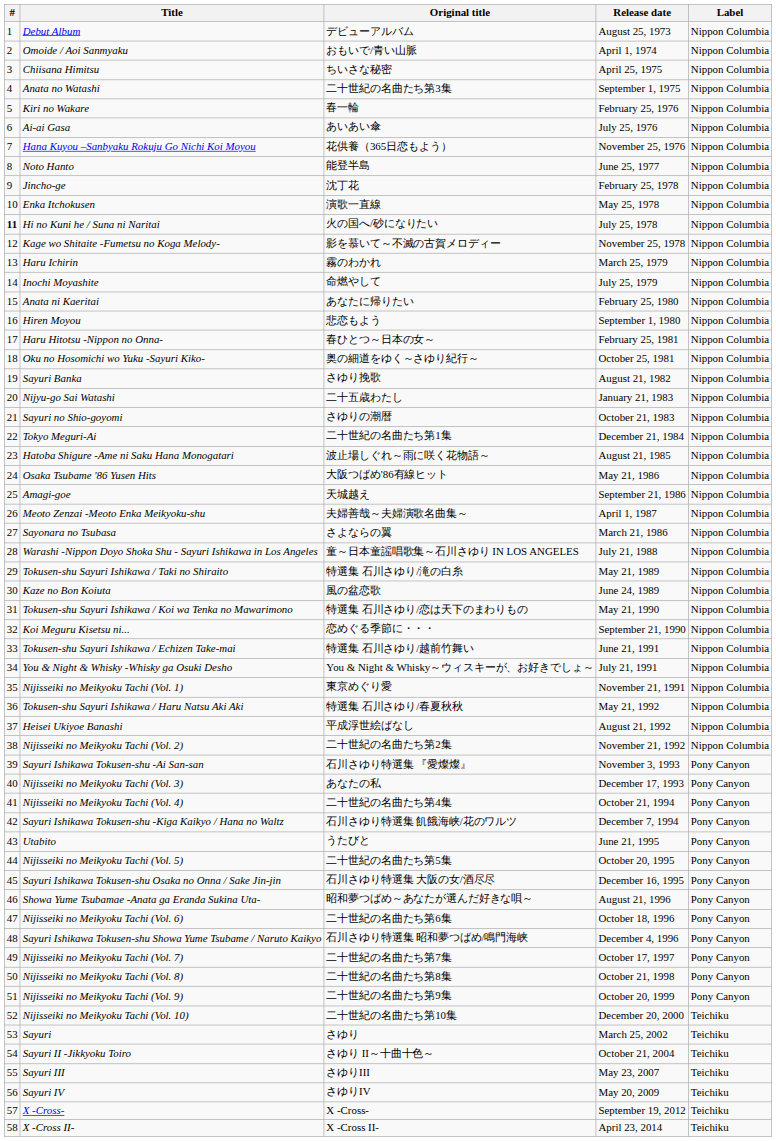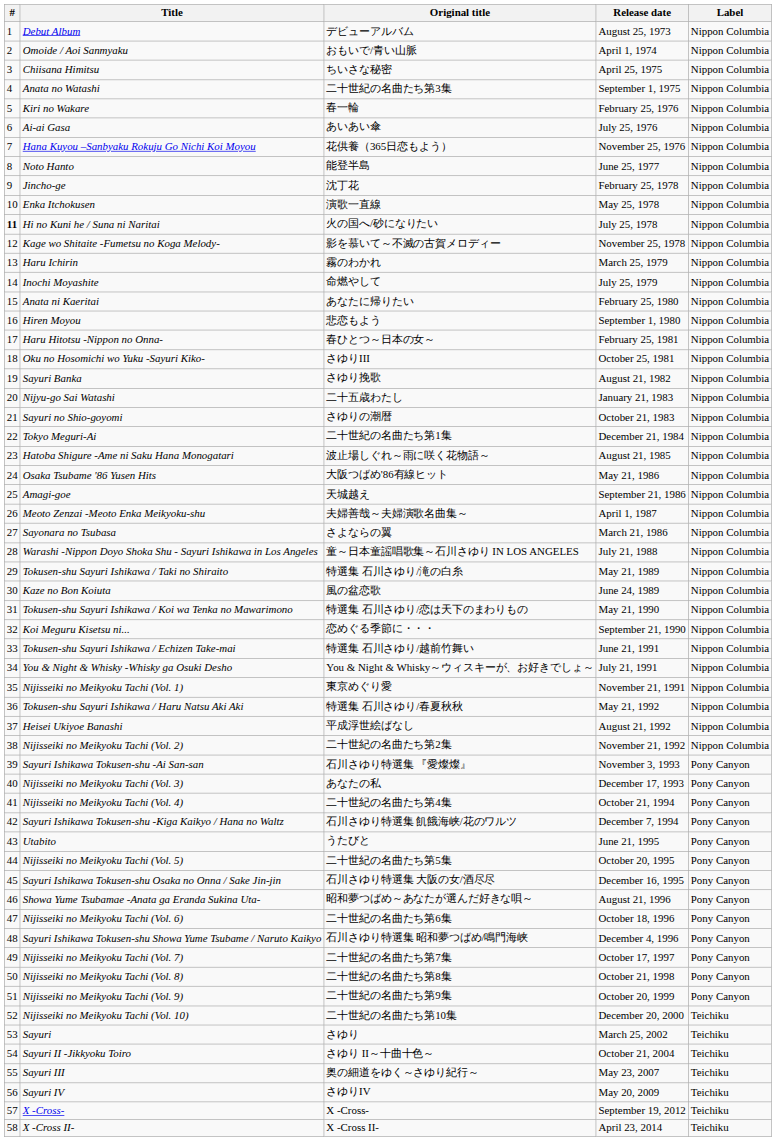(403, 359) 奥の細道をゆく～さゆり紀行～ -> (348, 359) さゆりIII
(348, 1072) さゆりIII -> (403, 1072) 奥の細道をゆく～さゆり紀行～
